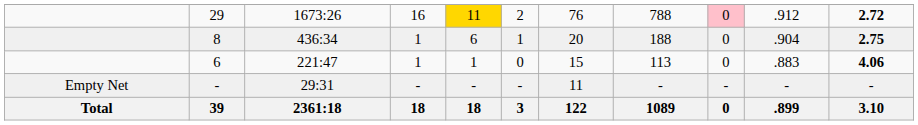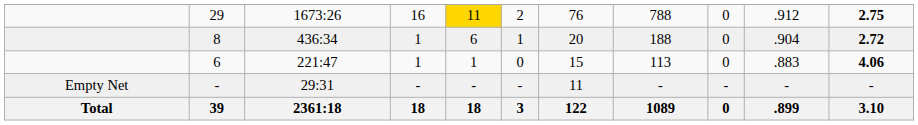(726, 16) pink background -> (726, 16) no background
(871, 16) 2.72 -> (871, 16) 2.75
(871, 39) 2.75 -> (871, 39) 2.72
